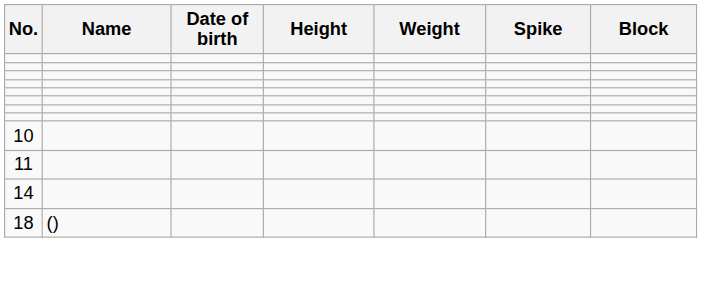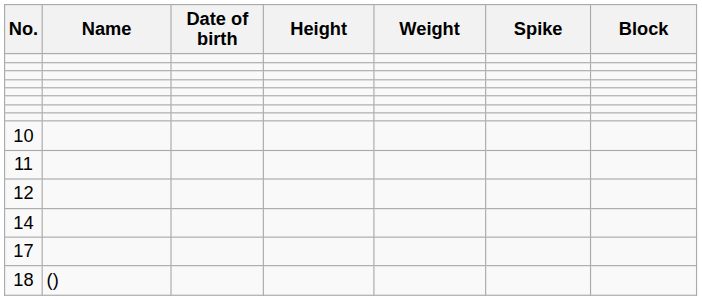+ row: (23, 193)
+ row: (23, 251)
